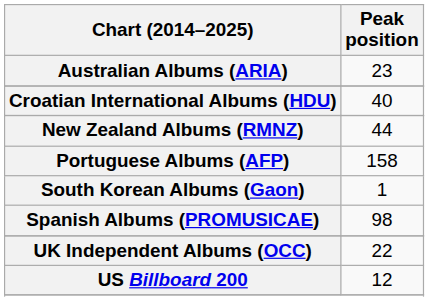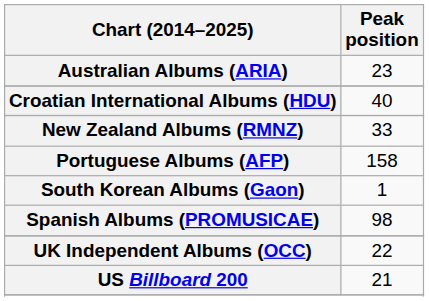(382, 130) 44 -> (382, 130) 33
(382, 280) 12 -> (382, 280) 21
